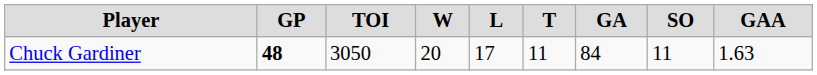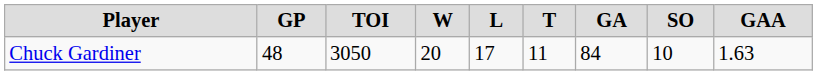(272, 53) bold -> (272, 53) normal
(662, 53) 11 -> (663, 53) 10
